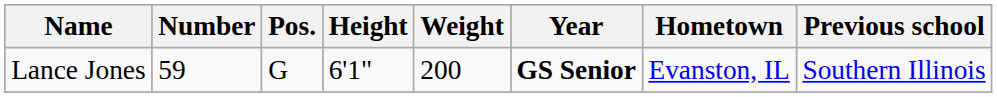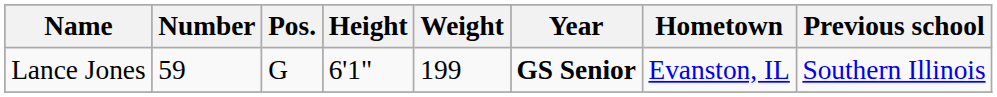(441, 69) 200 -> (441, 69) 199
